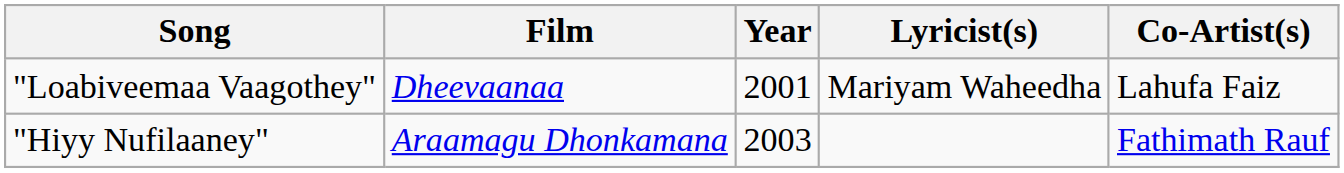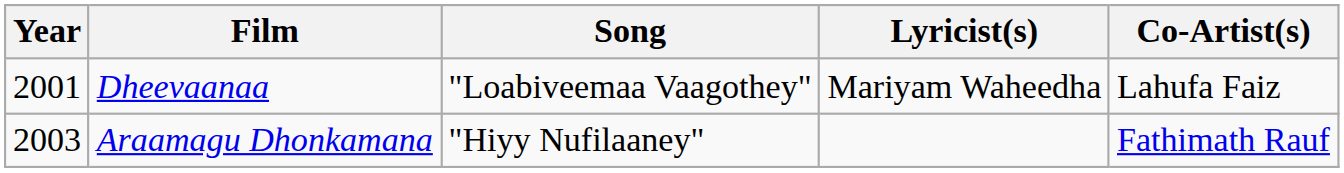columns swapped: (778, 31) <-> (194, 31)
